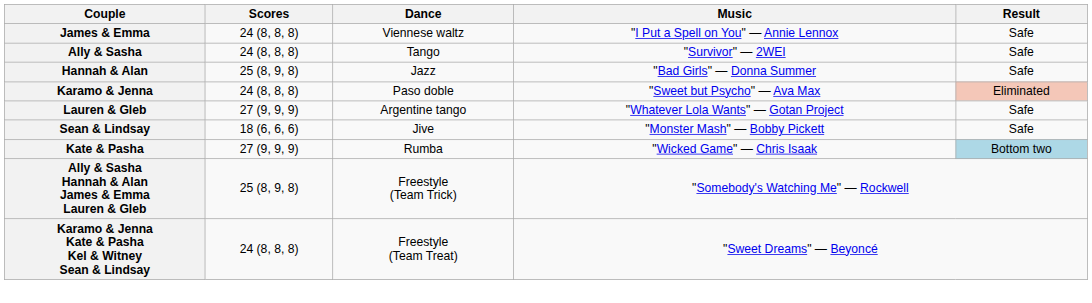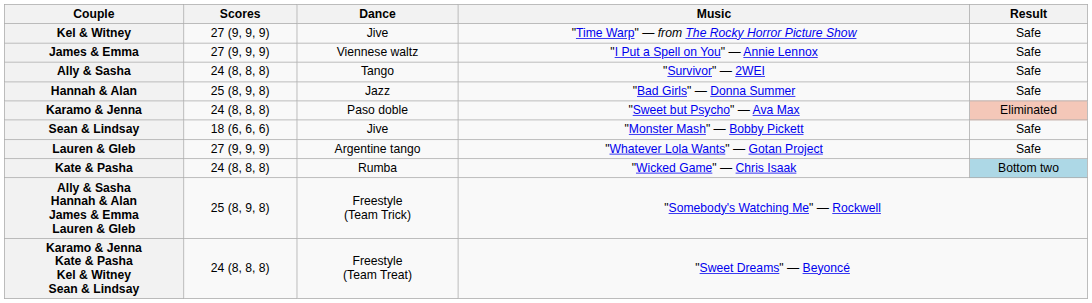+ row: (94, 33)
(269, 33) 24 (8, 8, 8) -> (240, 52) 27 (9, 9, 9)
rows swapped: (105, 110) <-> (105, 129)
(269, 149) 27 (9, 9, 9) -> (240, 168) 24 (8, 8, 8)
